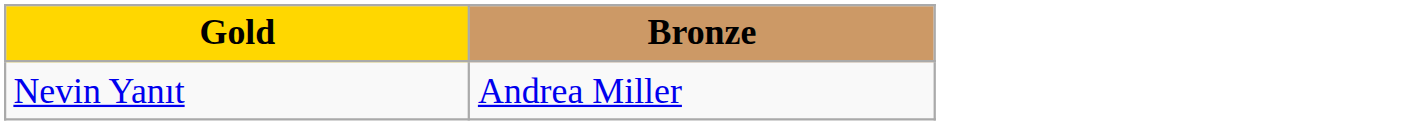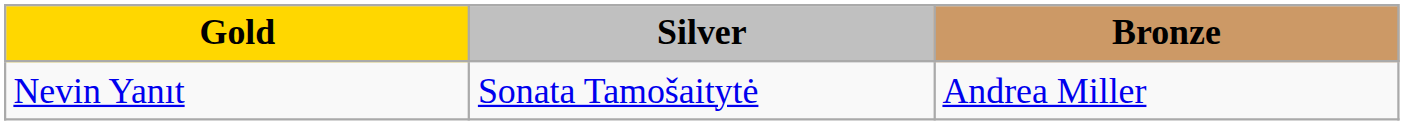+ column: (702, 32)
